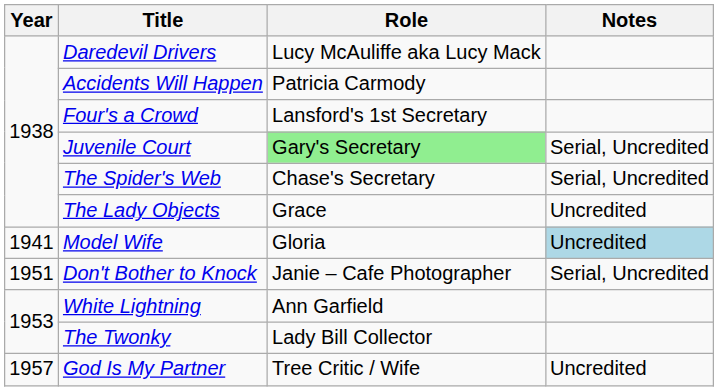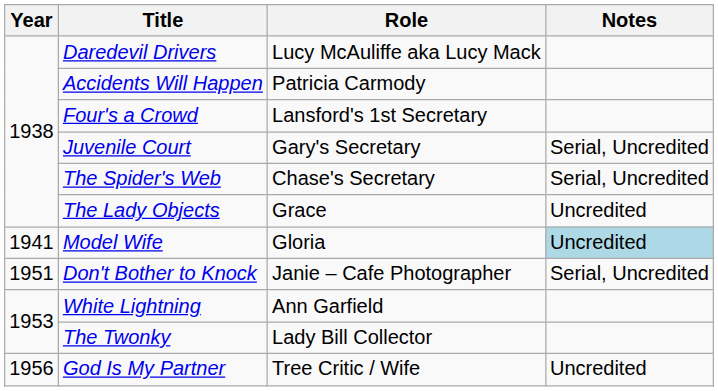(346, 147) lightgreen background -> (346, 147) no background
(31, 369) 1957 -> (31, 369) 1956
